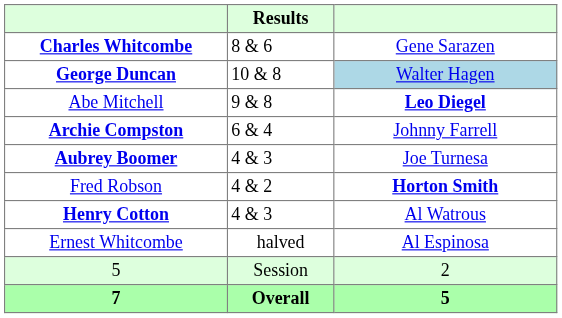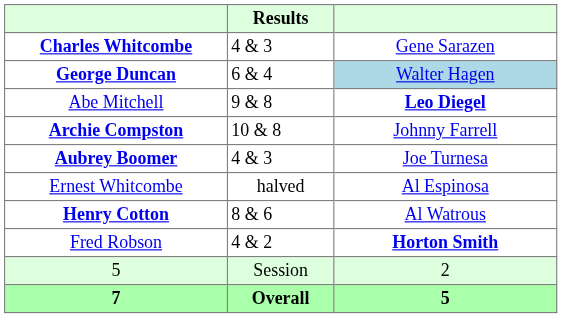(252, 46) 8 & 6 -> (252, 46) 4 & 3
(256, 74) 10 & 8 -> (252, 74) 6 & 4
(252, 130) 6 & 4 -> (256, 130) 10 & 8
rows swapped: (116, 186) <-> (116, 242)
(252, 214) 4 & 3 -> (252, 214) 8 & 6
